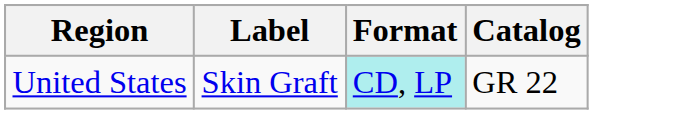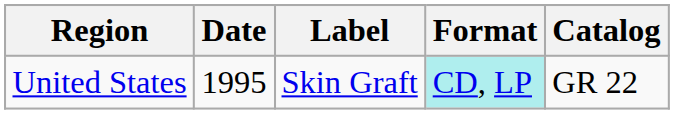+ column: (234, 30)
